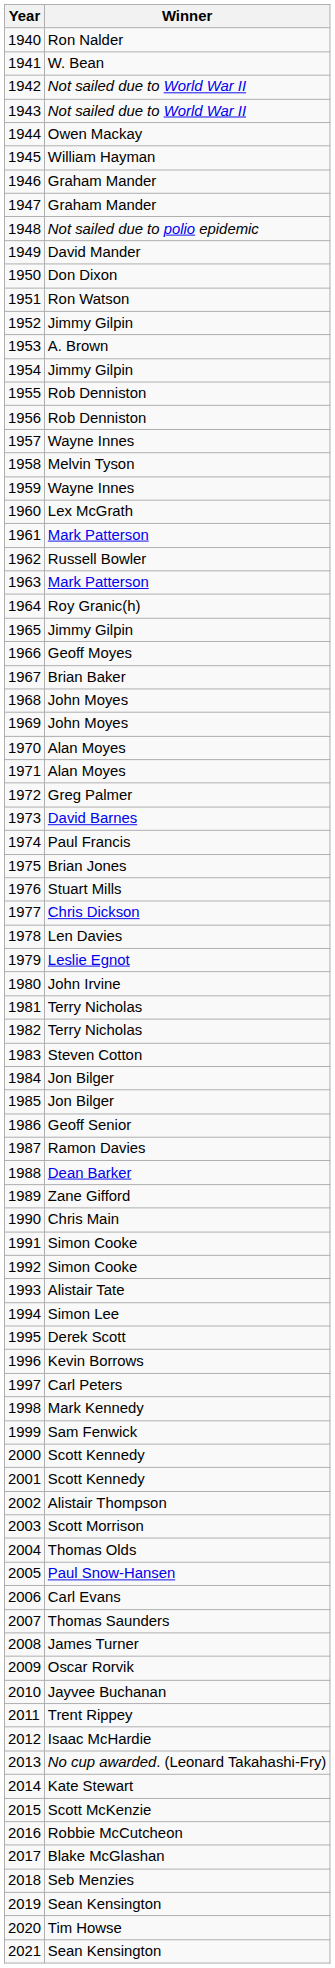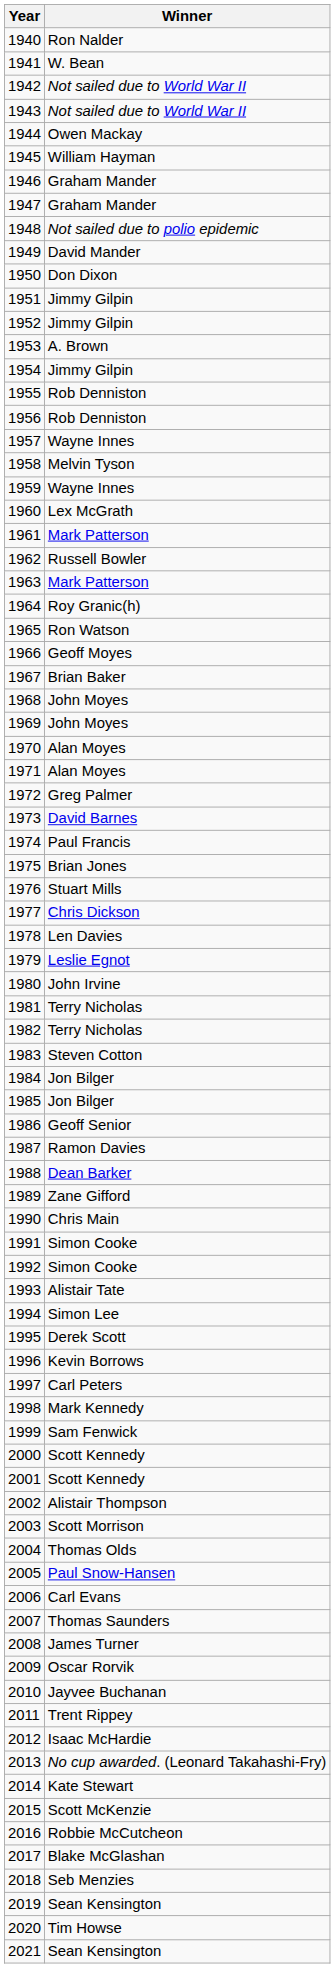(89, 299) Ron Watson -> (90, 299) Jimmy Gilpin
(90, 629) Jimmy Gilpin -> (89, 629) Ron Watson
